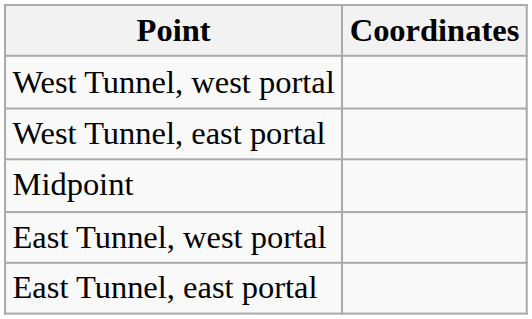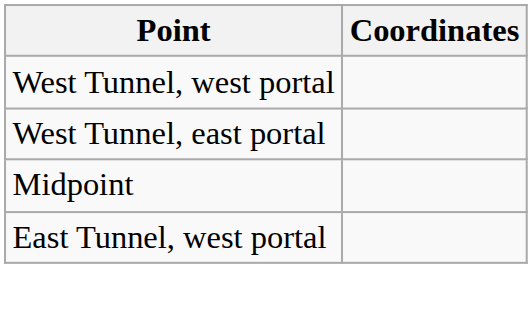- row: (165, 287)
